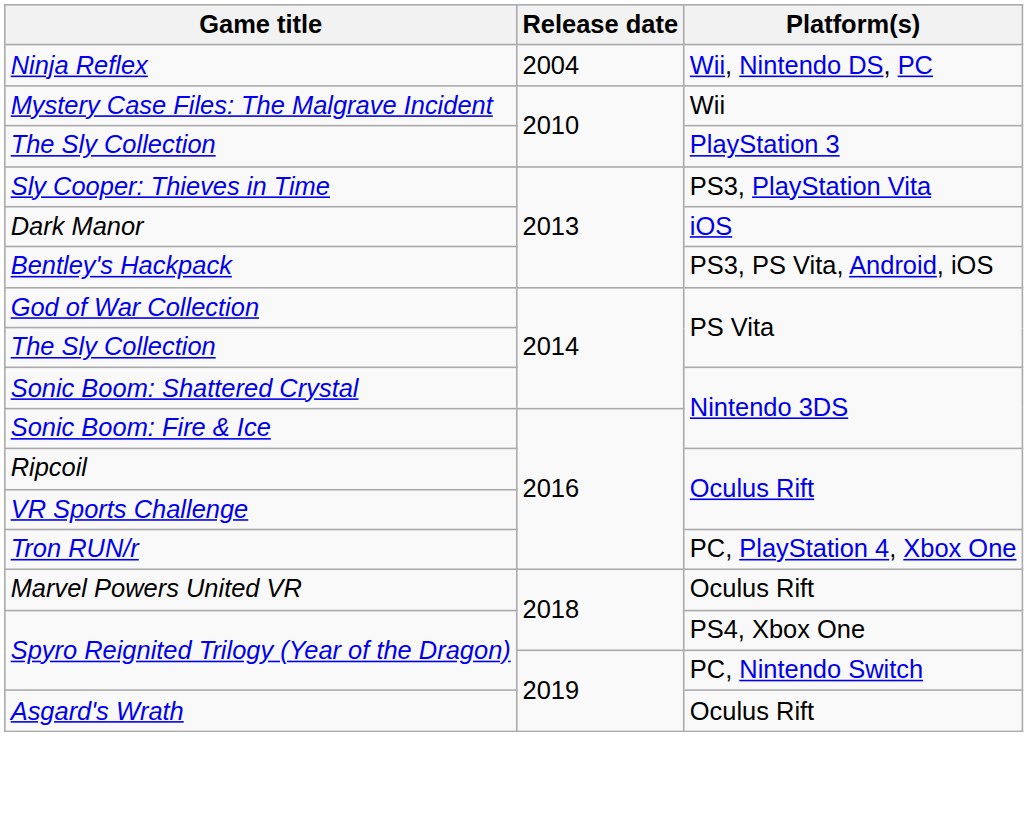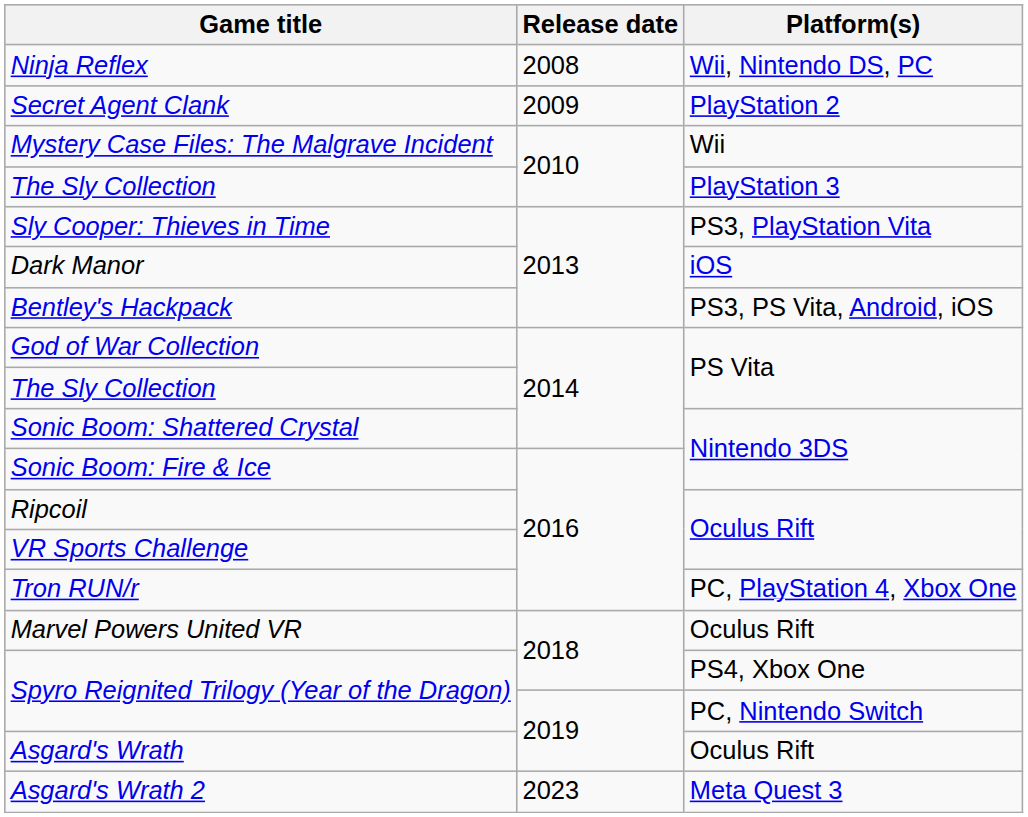(551, 65) 2004 -> (551, 65) 2008
+ row: (120, 105)
+ row: (108, 791)
